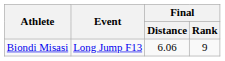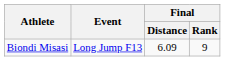(167, 47) 6.06 -> (167, 47) 6.09
